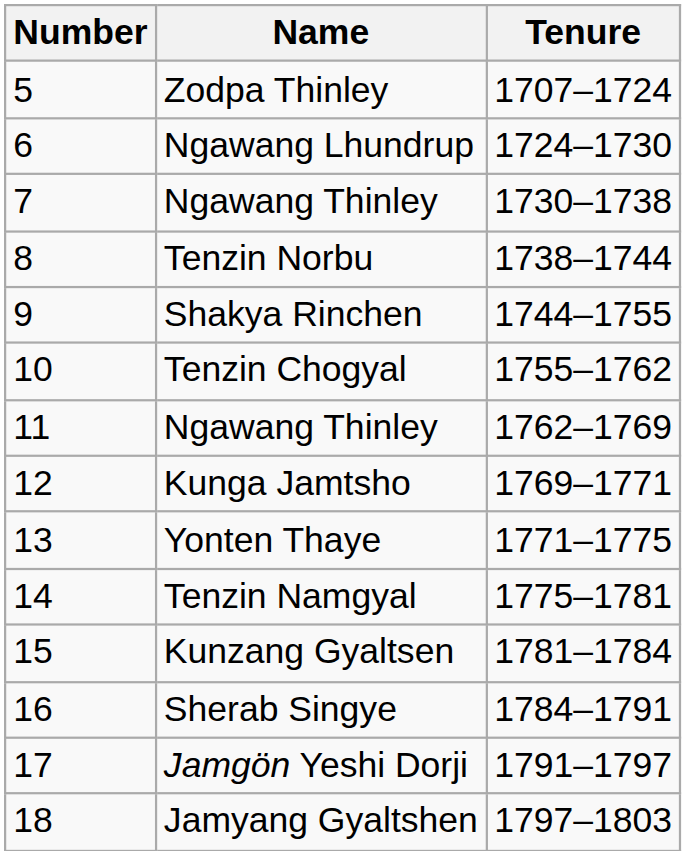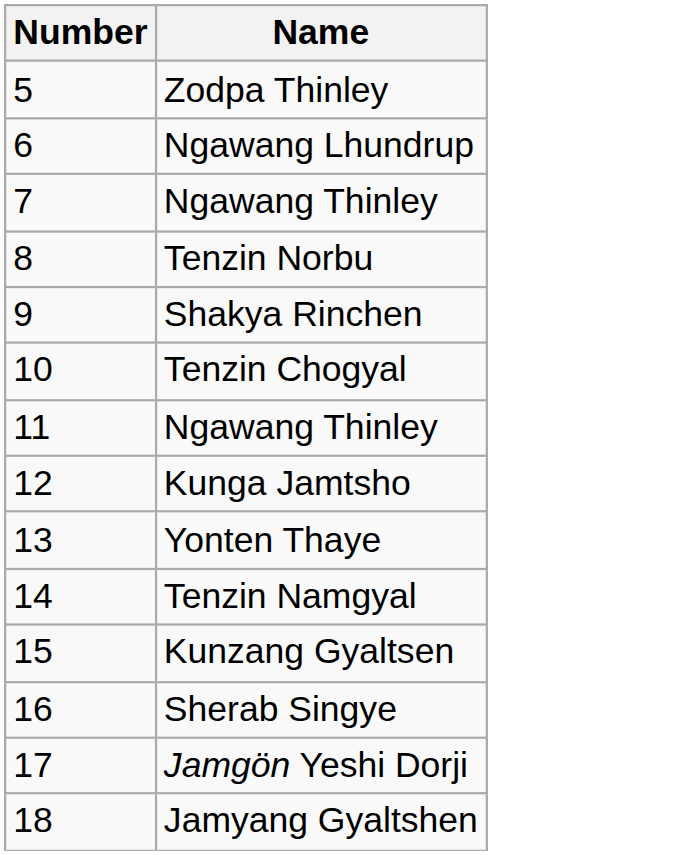- column: (583, 32)
